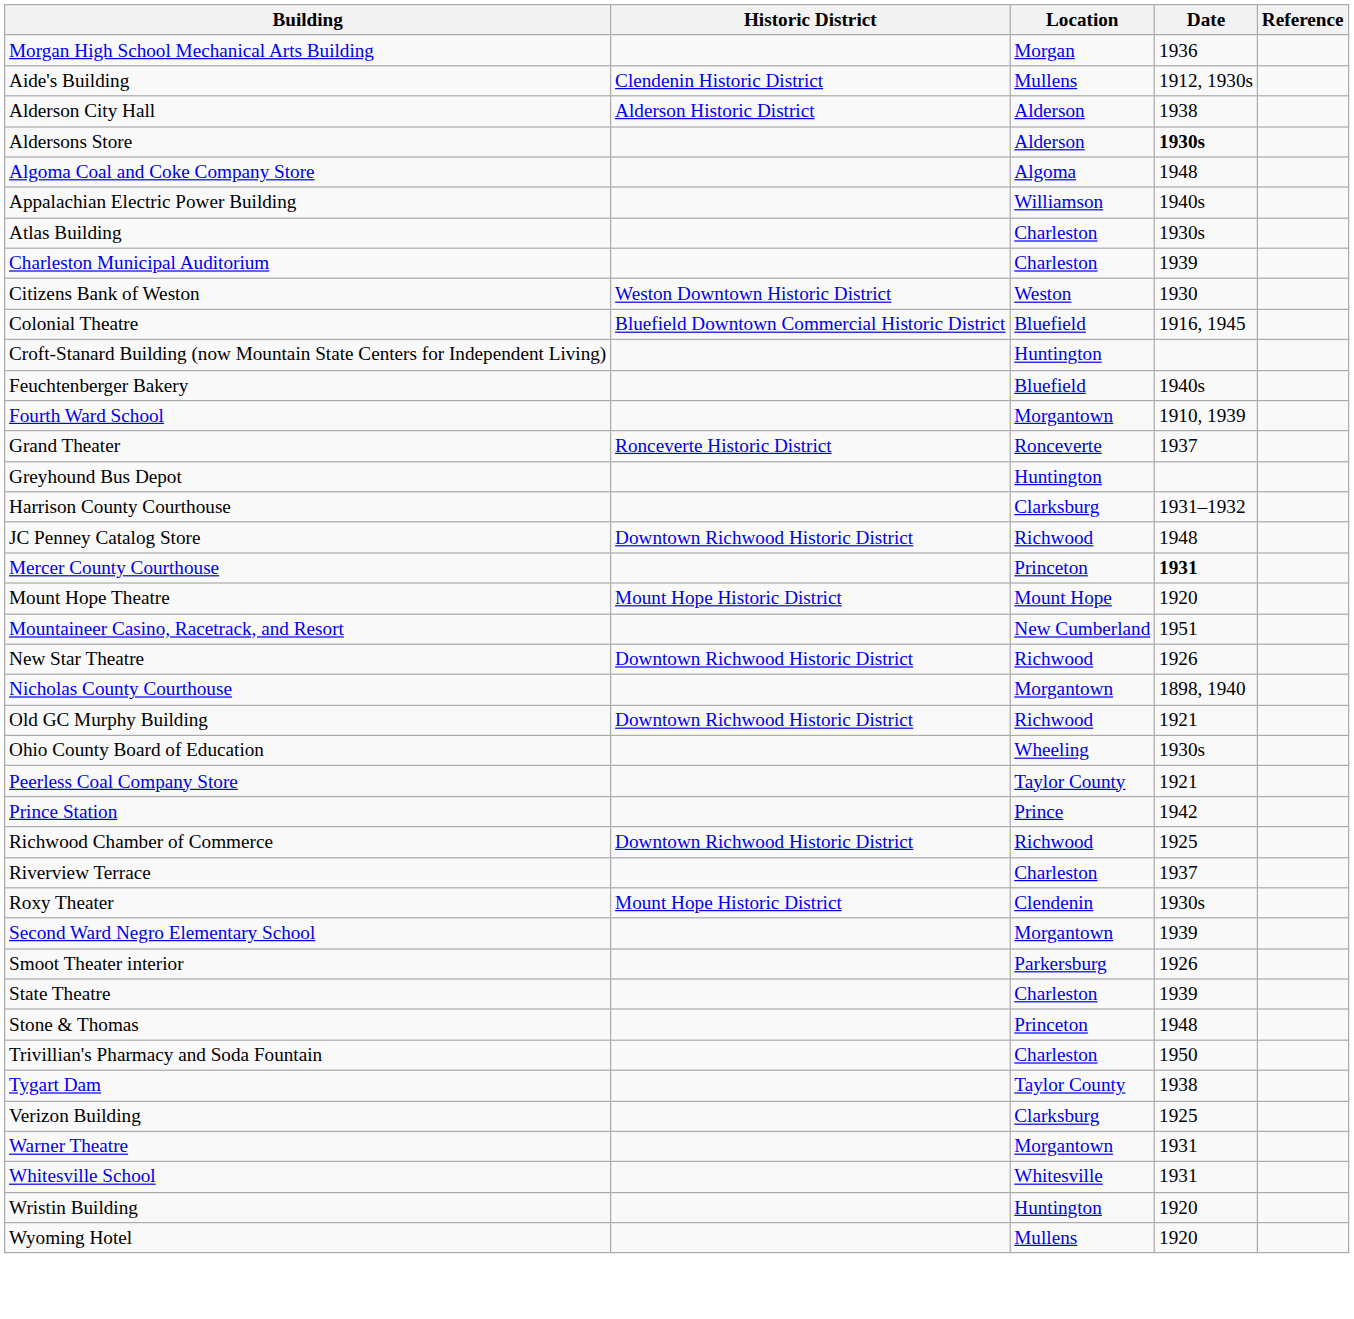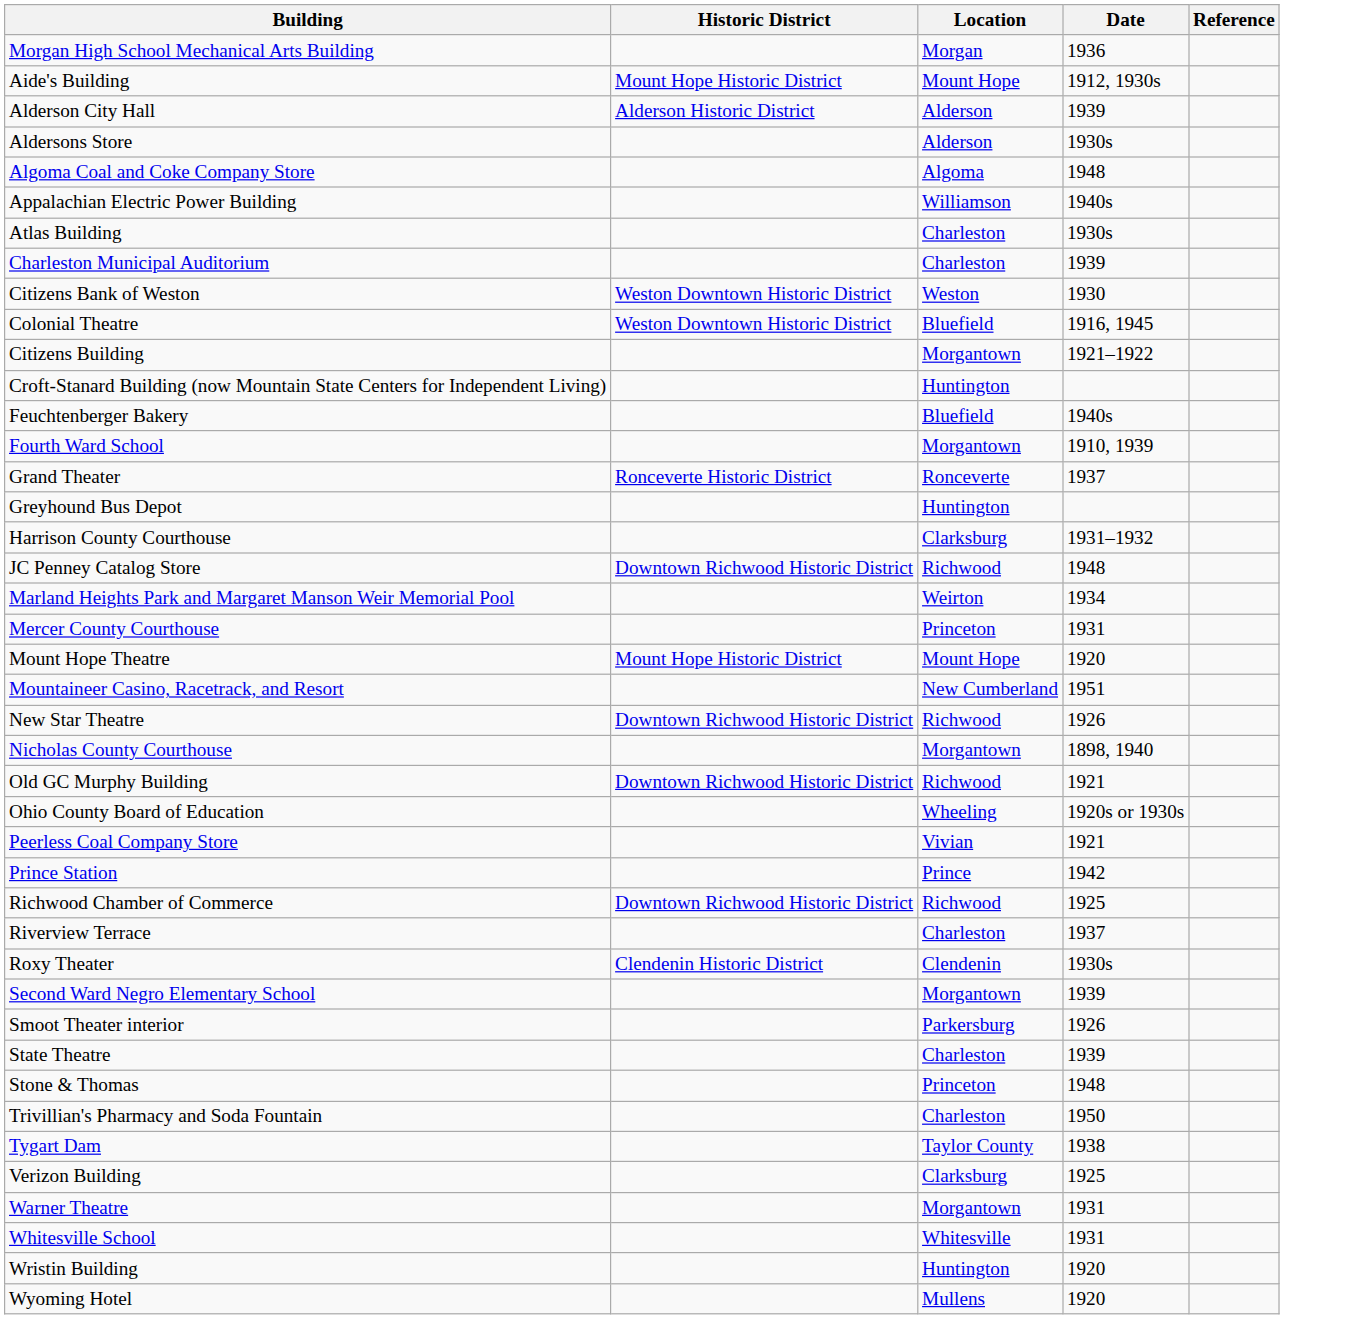(719, 80) Clendenin Historic District -> (728, 80) Mount Hope Historic District
(1046, 80) Mullens -> (971, 80) Mount Hope
(1178, 111) 1938 -> (1086, 111) 1939
(1182, 141) bold -> (1090, 141) normal
(810, 324) Bluefield Downtown Commercial Historic District -> (753, 324) Weston Downtown Historic District
+ row: (76, 354)
+ row: (262, 598)
(1178, 567) bold -> (1086, 628) normal
(1182, 750) 1930s -> (1126, 811) 1920s or 1930s
(1070, 780) Taylor County -> (948, 841) Vivian
(728, 902) Mount Hope Historic District -> (719, 963) Clendenin Historic District
